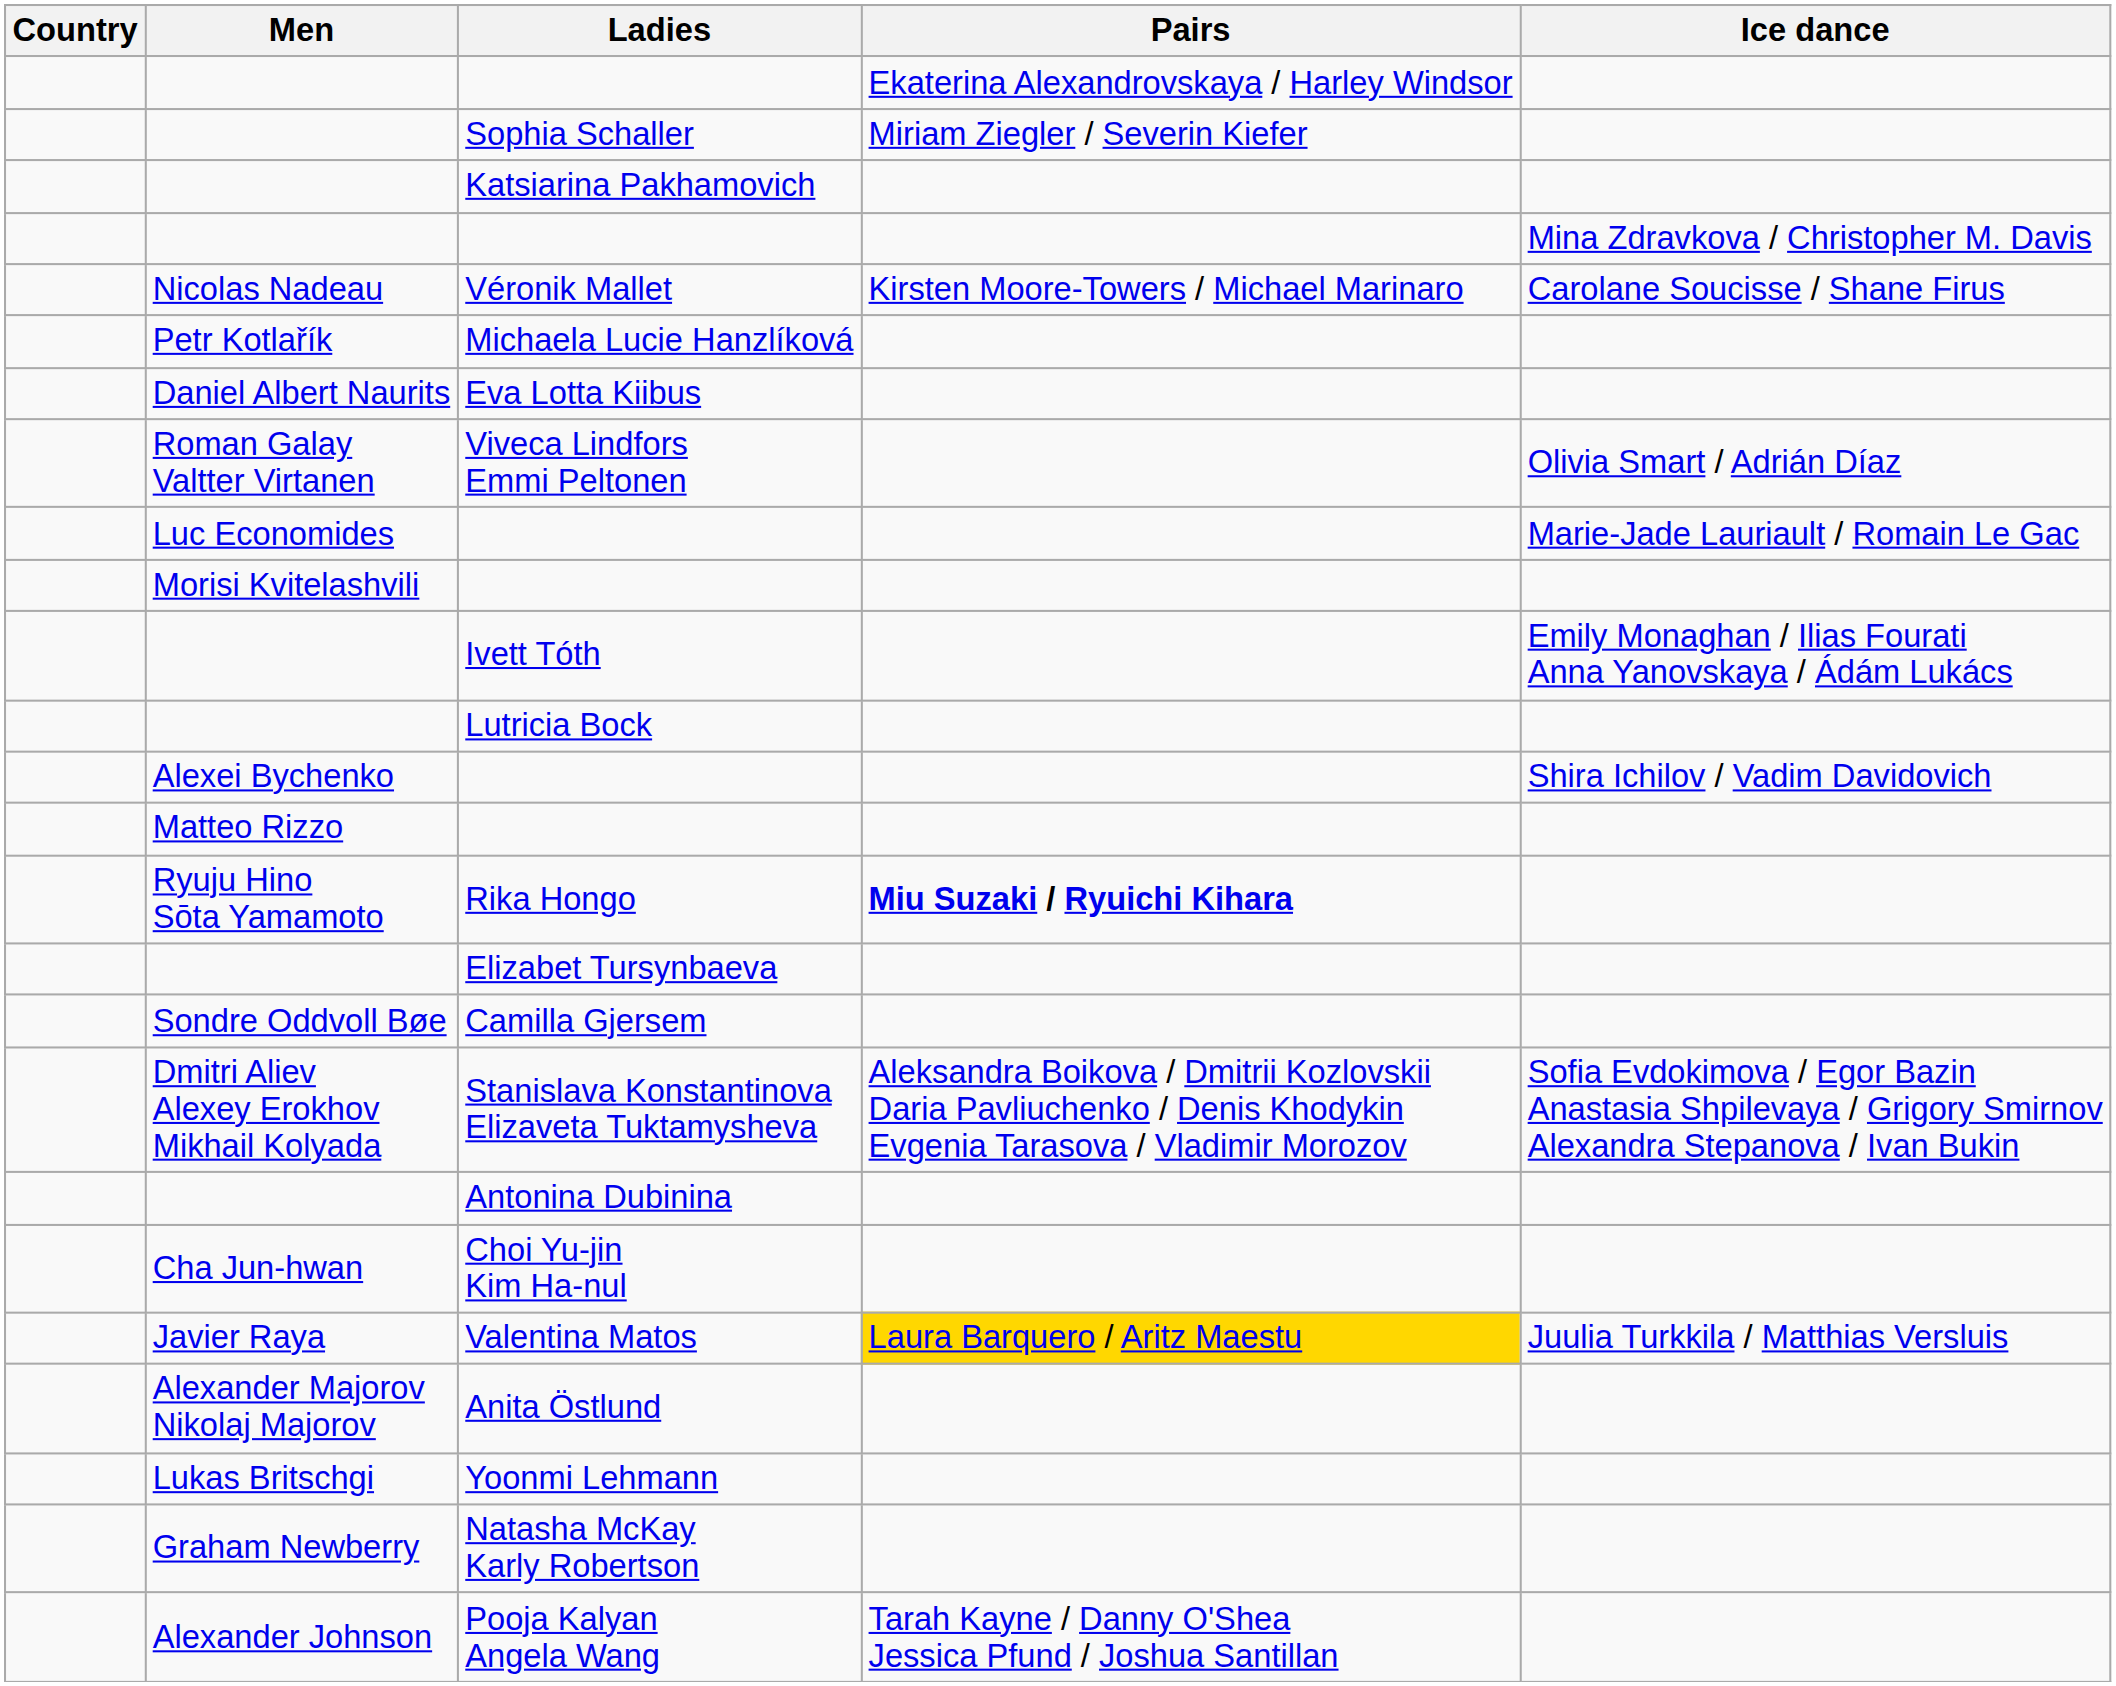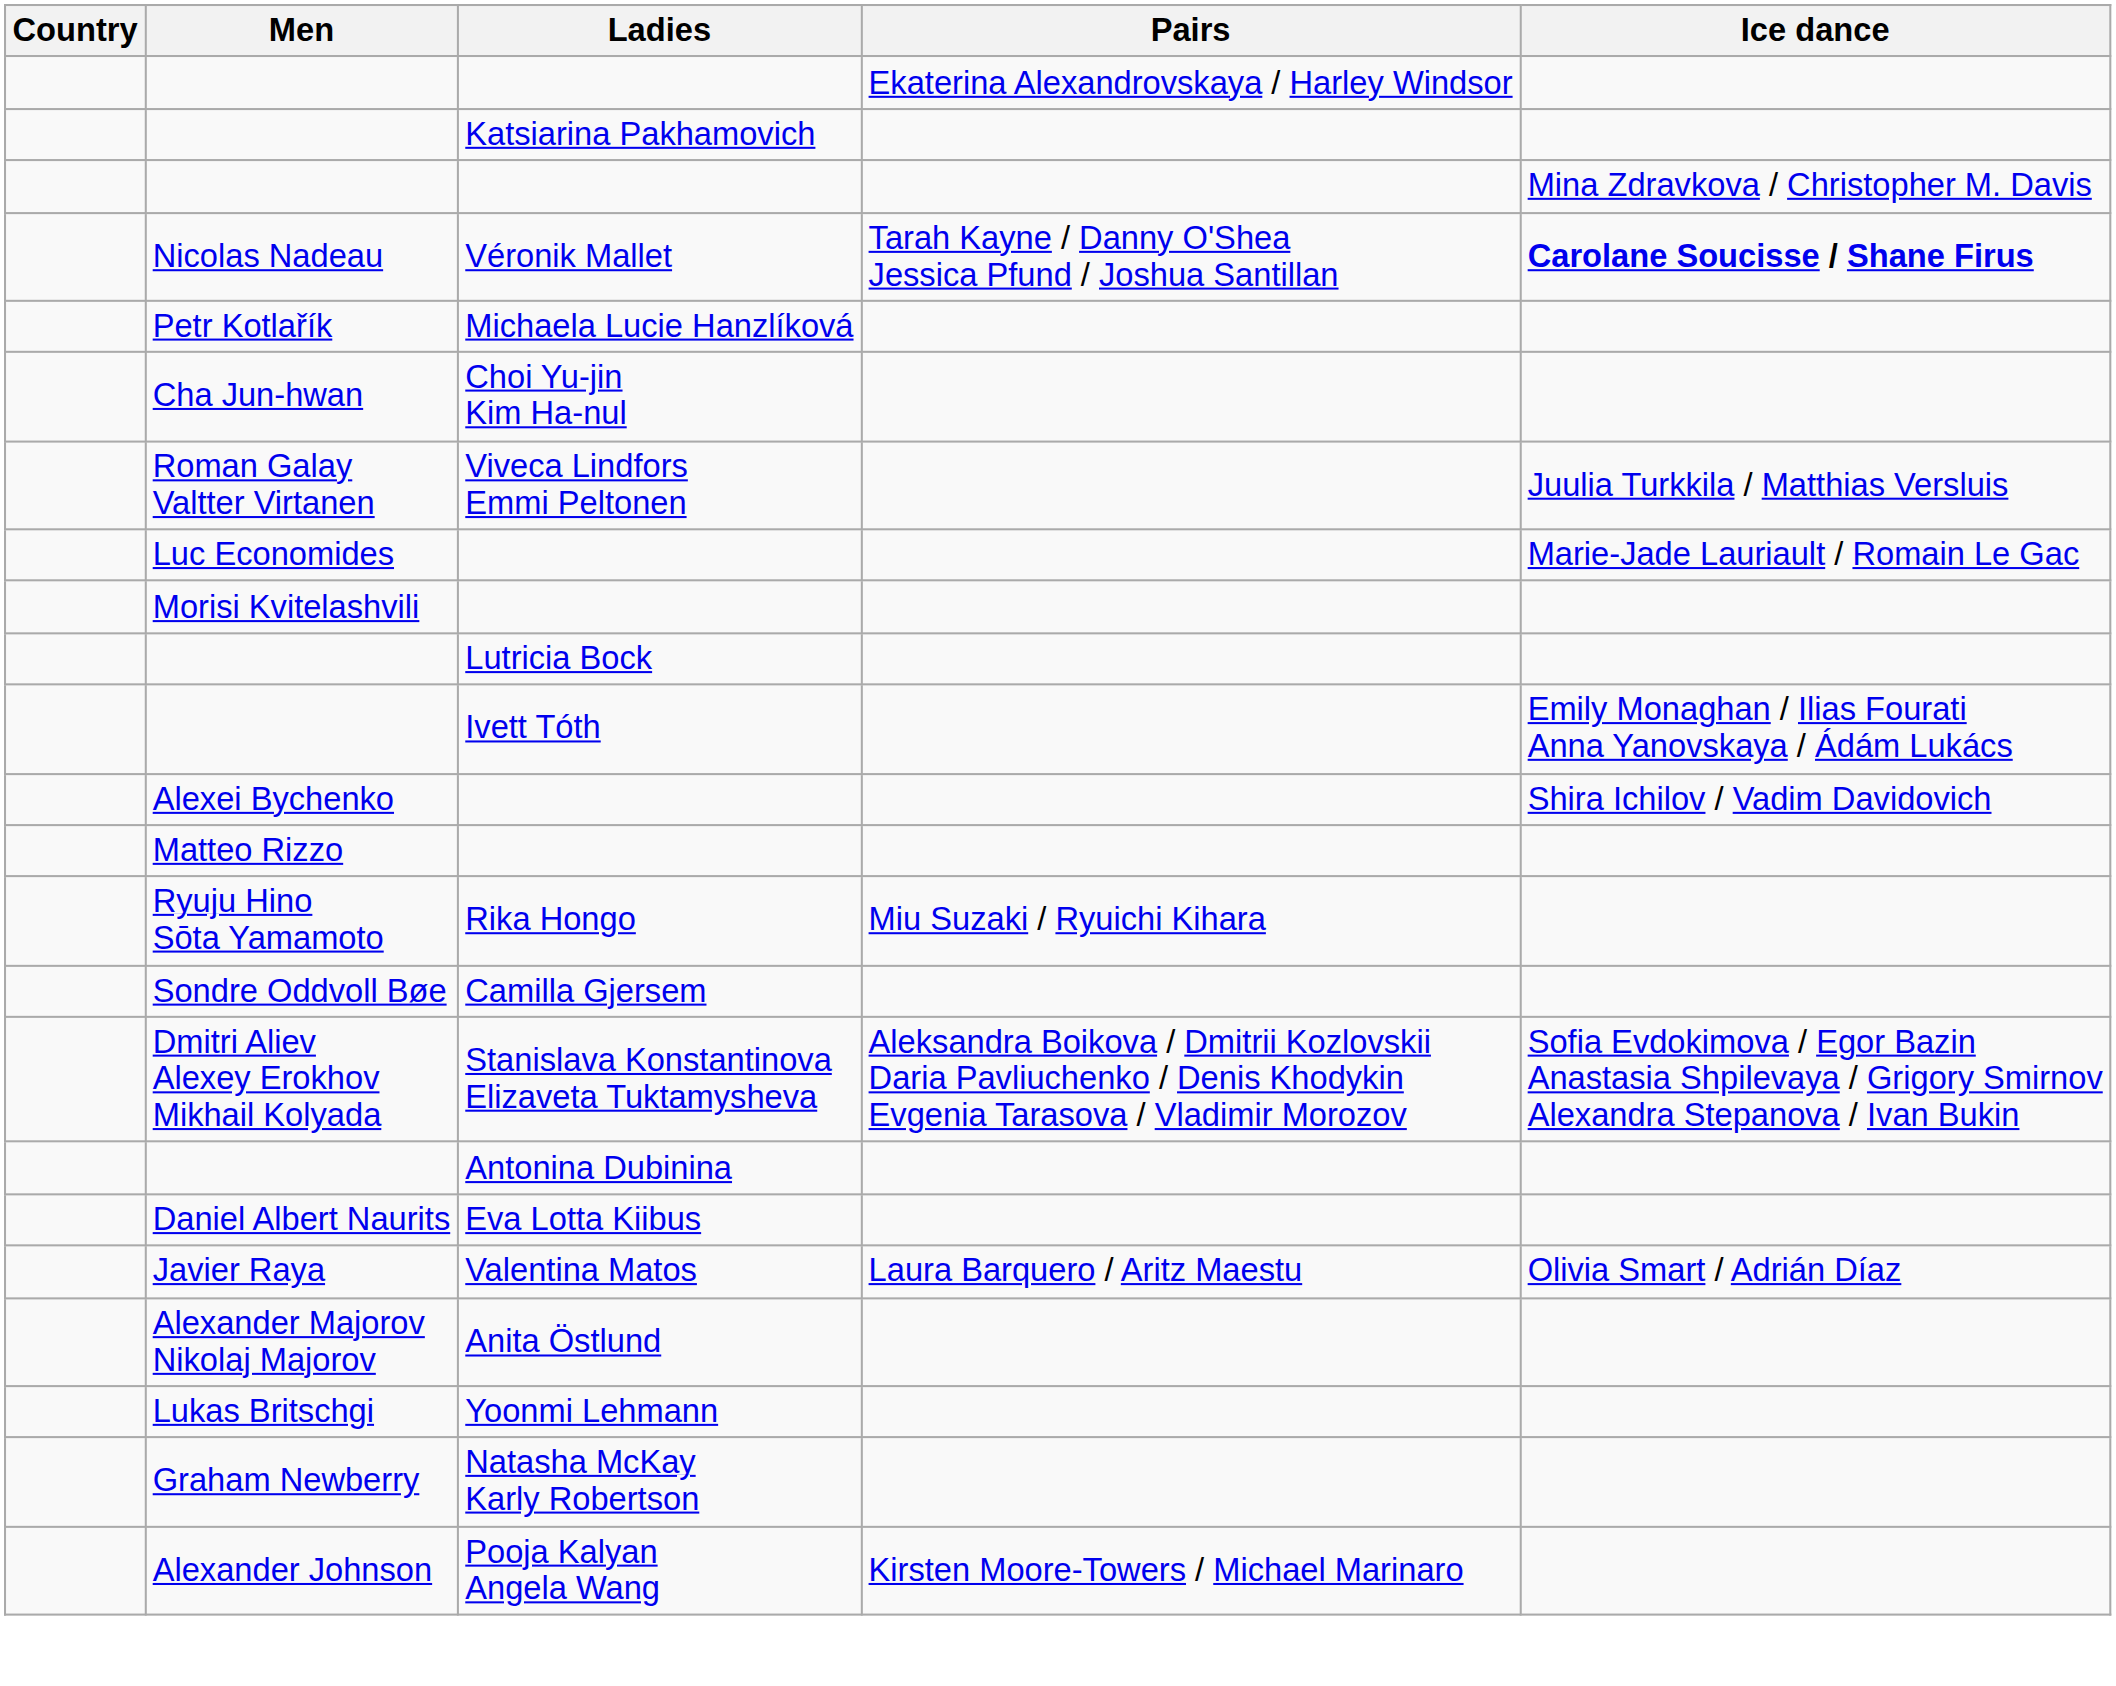- row: (301, 134)
(1166, 289) Kirsten Moore-Towers / Michael Marinaro -> (1104, 255) Tarah Kayne / Danny O'Shea Jessica Pfund / Joshua Santillan
(1766, 289) normal -> (1781, 255) bold
rows swapped: (301, 392) <-> (258, 1267)
(1714, 462) Olivia Smart / Adrián Díaz -> (1768, 484) Juulia Turkkila / Matthias Versluis
rows swapped: (301, 726) <-> (301, 655)
(1081, 898) bold -> (1067, 920) normal
- row: (301, 969)
(1085, 1337) gold background -> (1085, 1270) no background
(1768, 1337) Juulia Turkkila / Matthias Versluis -> (1714, 1270) Olivia Smart / Adrián Díaz
(1104, 1636) Tarah Kayne / Danny O'Shea Jessica Pfund / Joshua Santillan -> (1166, 1569) Kirsten Moore-Towers / Michael Marinaro
